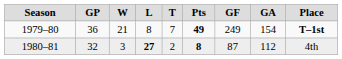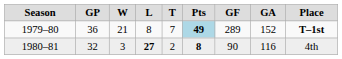(199, 29) no background -> (199, 29) lightblue background
(233, 29) 249 -> (233, 29) 289
(268, 29) 154 -> (268, 29) 152
(233, 46) 87 -> (233, 46) 90
(268, 46) 112 -> (268, 46) 116
